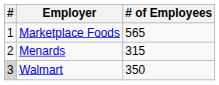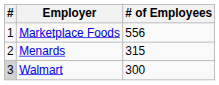(135, 32) 565 -> (135, 32) 556
(135, 70) 350 -> (135, 70) 300
